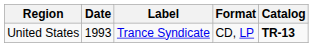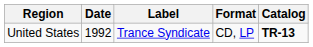(98, 33) 1993 -> (98, 33) 1992
